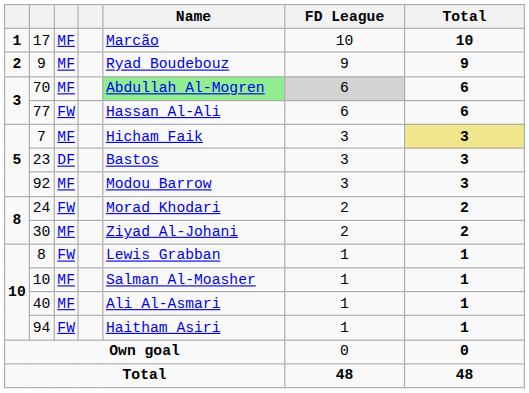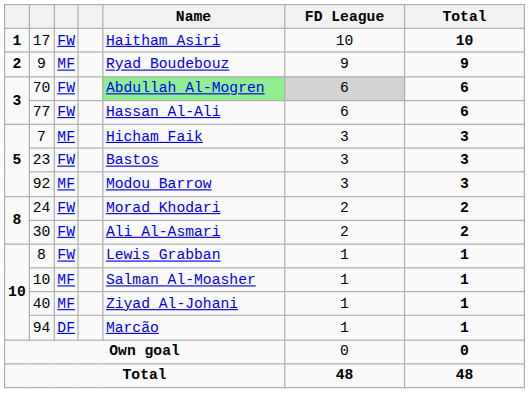(66, 40) MF -> (66, 40) FW
(132, 40) Marcão -> (163, 40) Haitham Asiri
(66, 88) MF -> (66, 88) FW
(465, 136) khaki background -> (465, 136) no background
(66, 160) DF -> (66, 160) FW
(66, 232) MF -> (66, 232) FW
(172, 232) Ziyad Al-Johani -> (163, 232) Ali Al-Asmari
(163, 304) Ali Al-Asmari -> (172, 304) Ziyad Al-Johani
(66, 328) FW -> (66, 328) DF
(163, 328) Haitham Asiri -> (132, 328) Marcão
